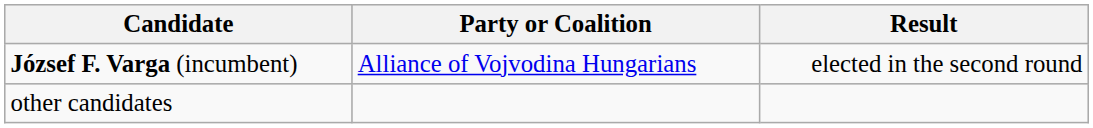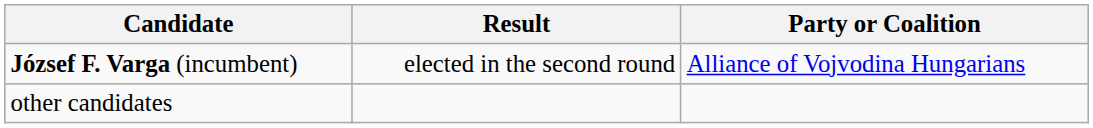columns swapped: (556, 24) <-> (924, 24)
